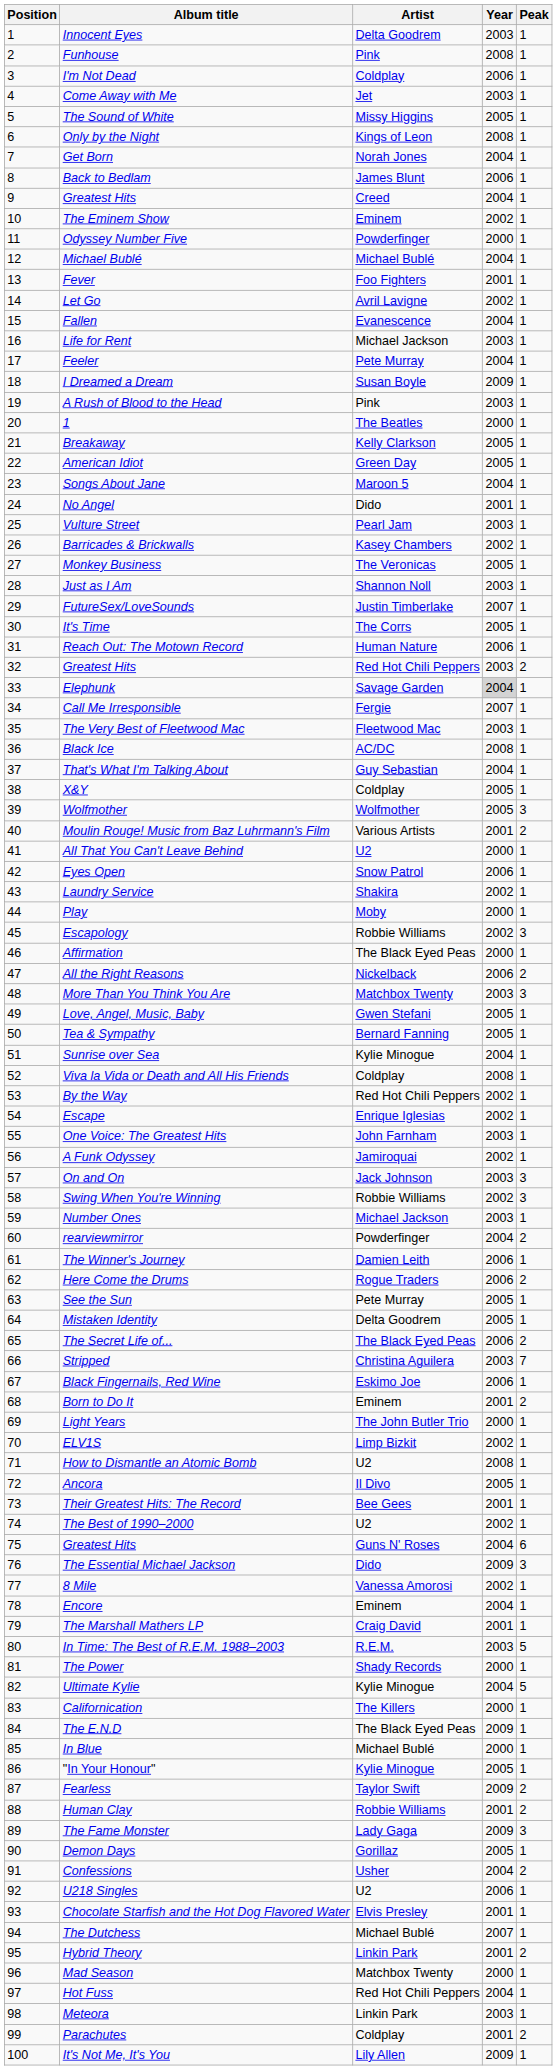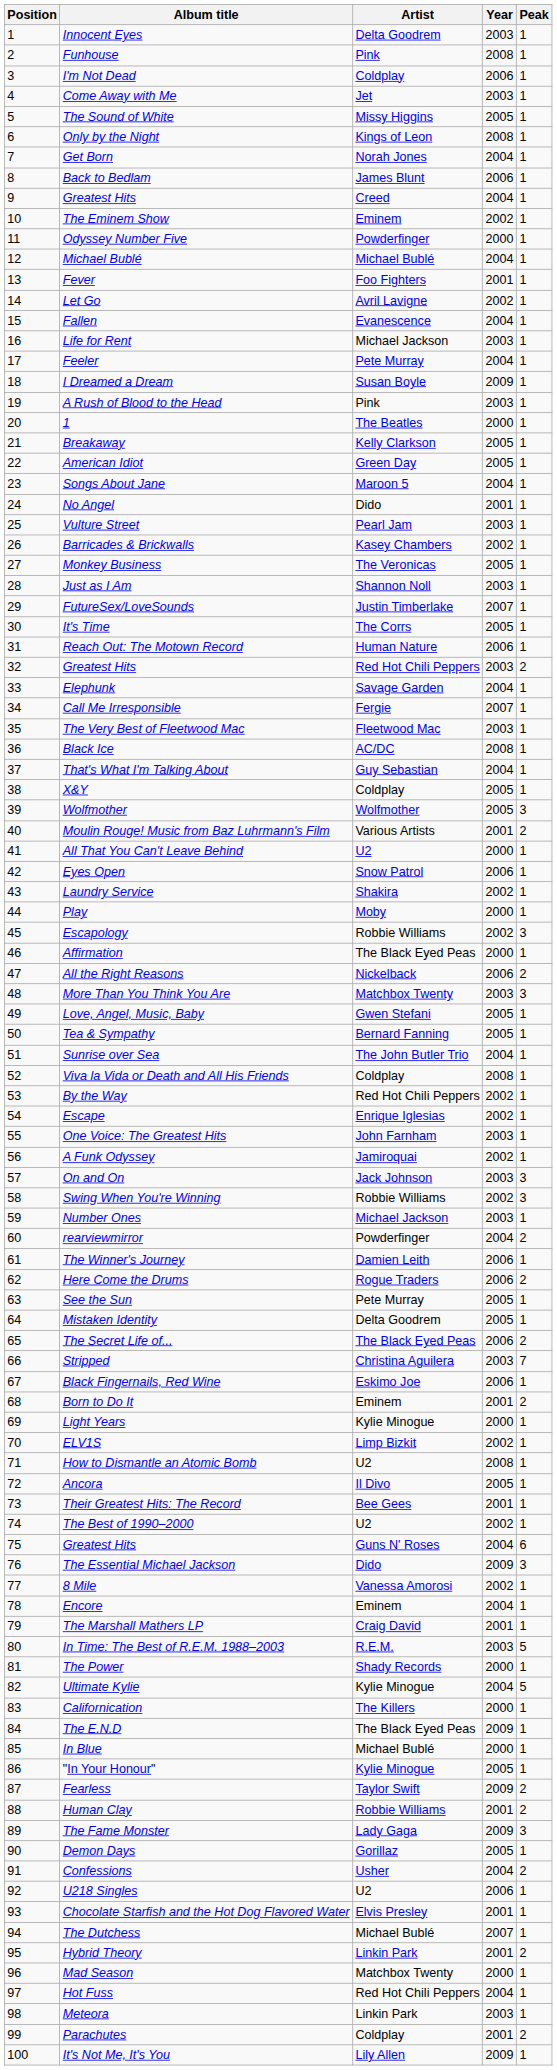(500, 687) lightgrey background -> (500, 687) no background
(395, 1054) Kylie Minogue -> (412, 1054) The John Butler Trio
(412, 1421) The John Butler Trio -> (395, 1421) Kylie Minogue
